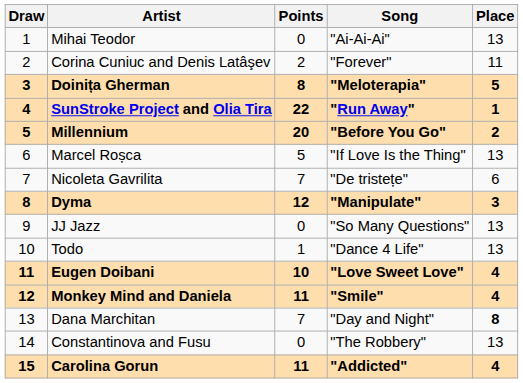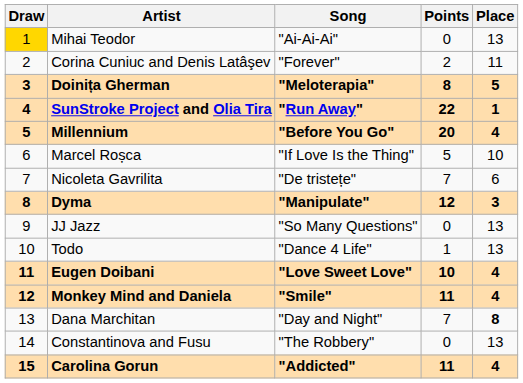columns swapped: (400, 16) <-> (301, 16)
(26, 39) no background -> (26, 39) gold background
(495, 132) 2 -> (495, 132) 4
(495, 156) 13 -> (495, 156) 10
